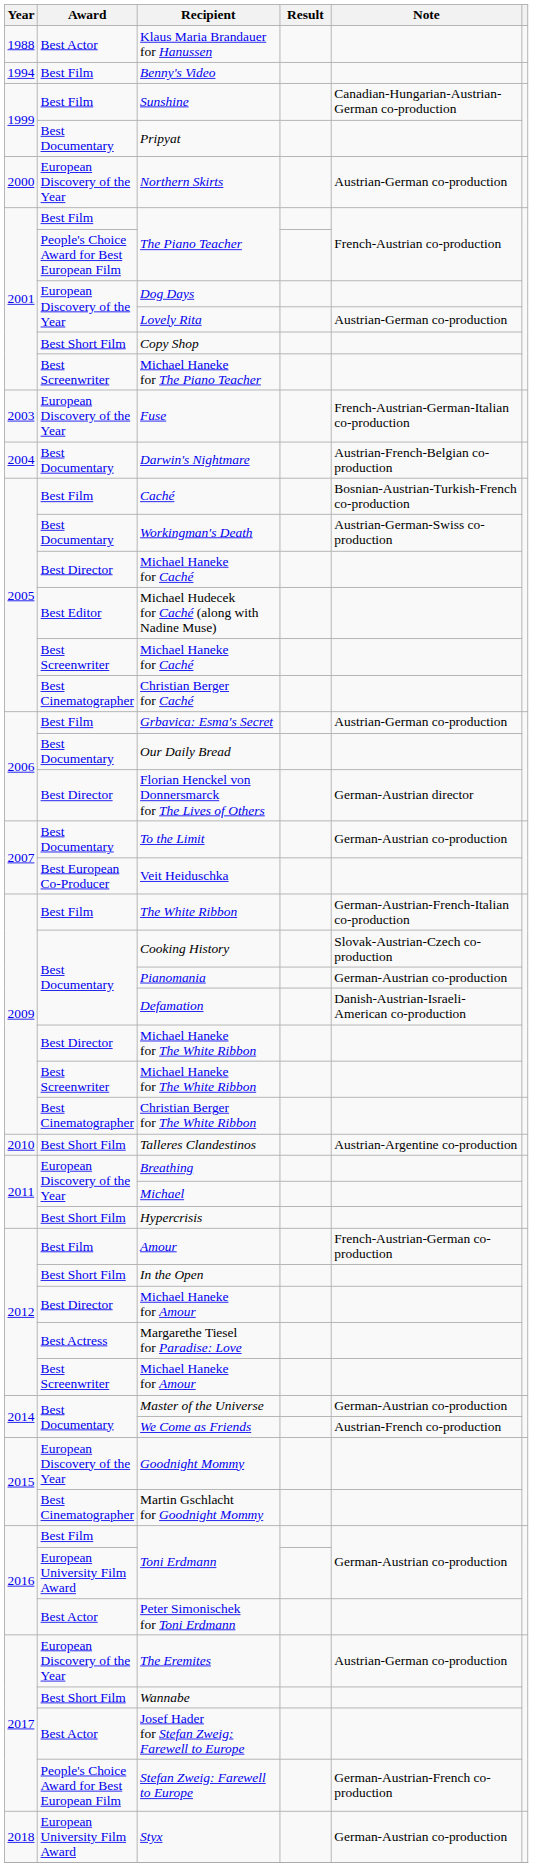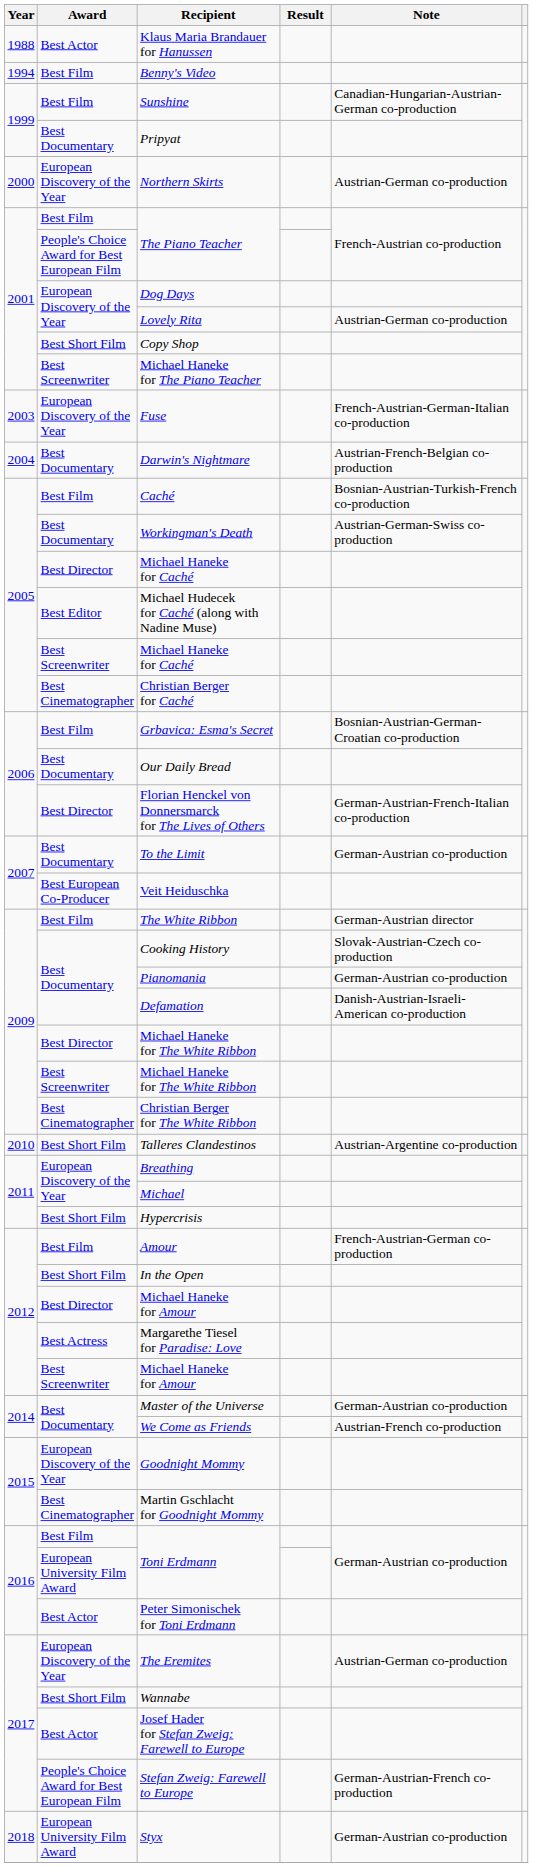(421, 722) Austrian-German co-production -> (408, 730) Bosnian-Austrian-German-Croatian co-production
(404, 795) German-Austrian director -> (422, 810) German-Austrian-French-Italian co-production
(422, 912) German-Austrian-French-Italian co-production -> (404, 919) German-Austrian director
